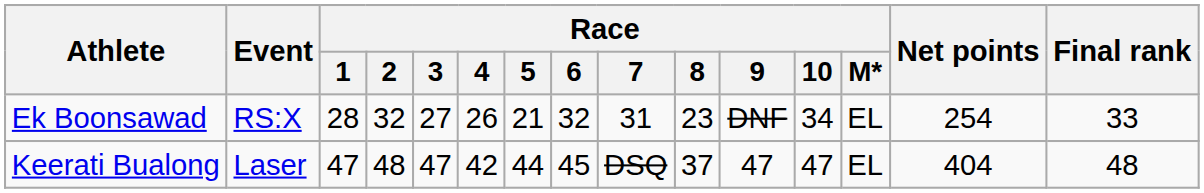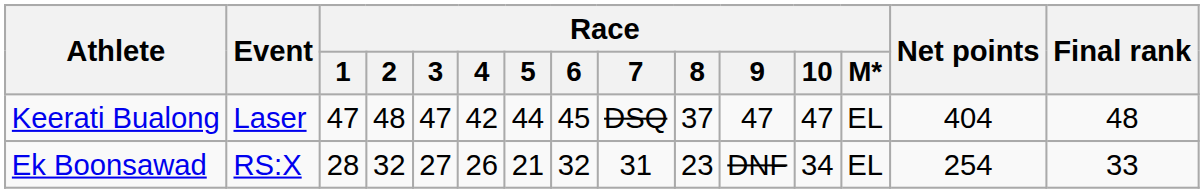rows swapped: (109, 118) <-> (116, 164)
